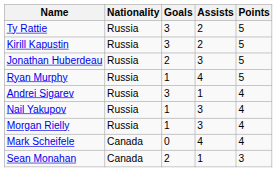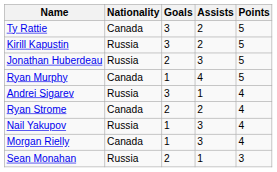(123, 28) Russia -> (125, 28) Canada
(123, 77) Russia -> (125, 77) Canada
+ row: (37, 110)
(123, 126) Russia -> (125, 142) Canada
- row: (41, 142)
(125, 158) Canada -> (123, 158) Russia
